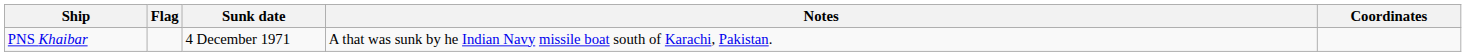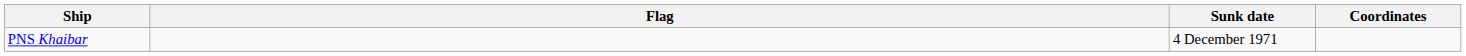- column: (821, 16)
